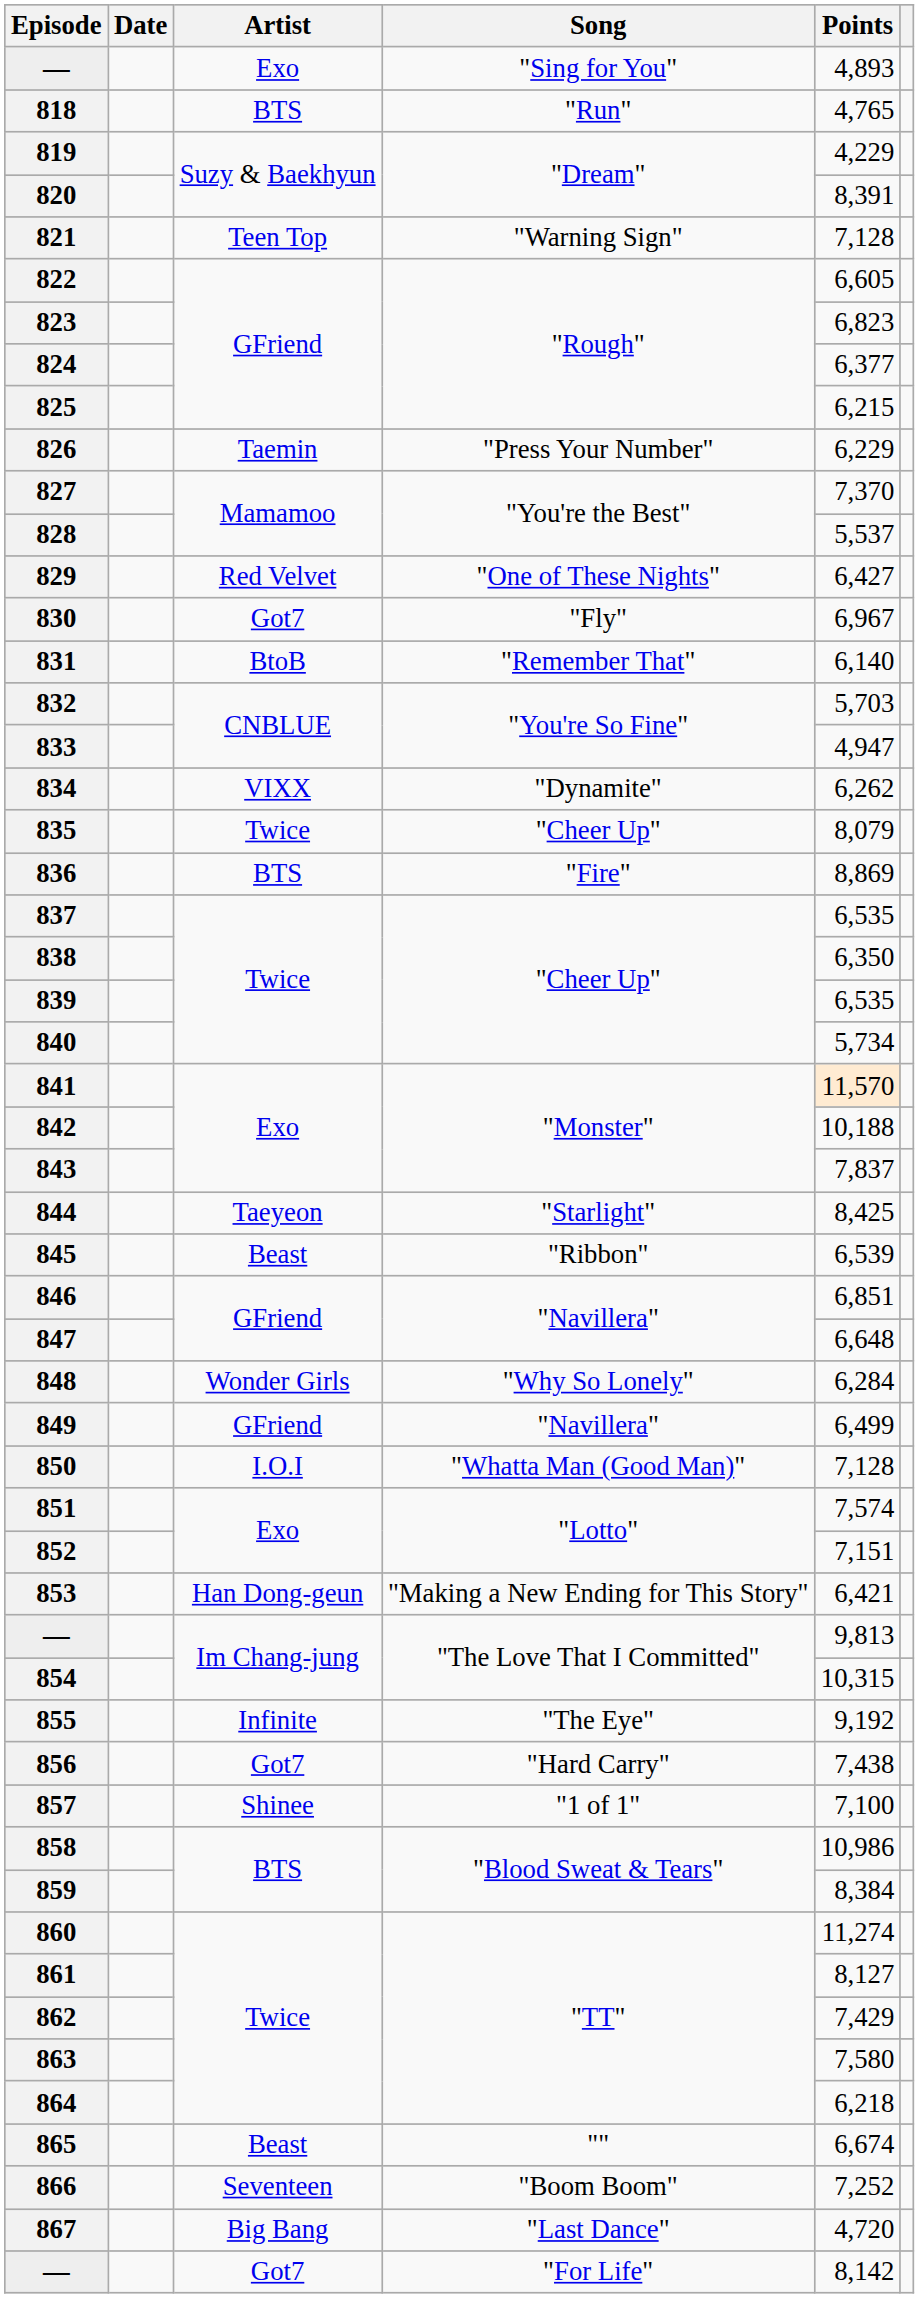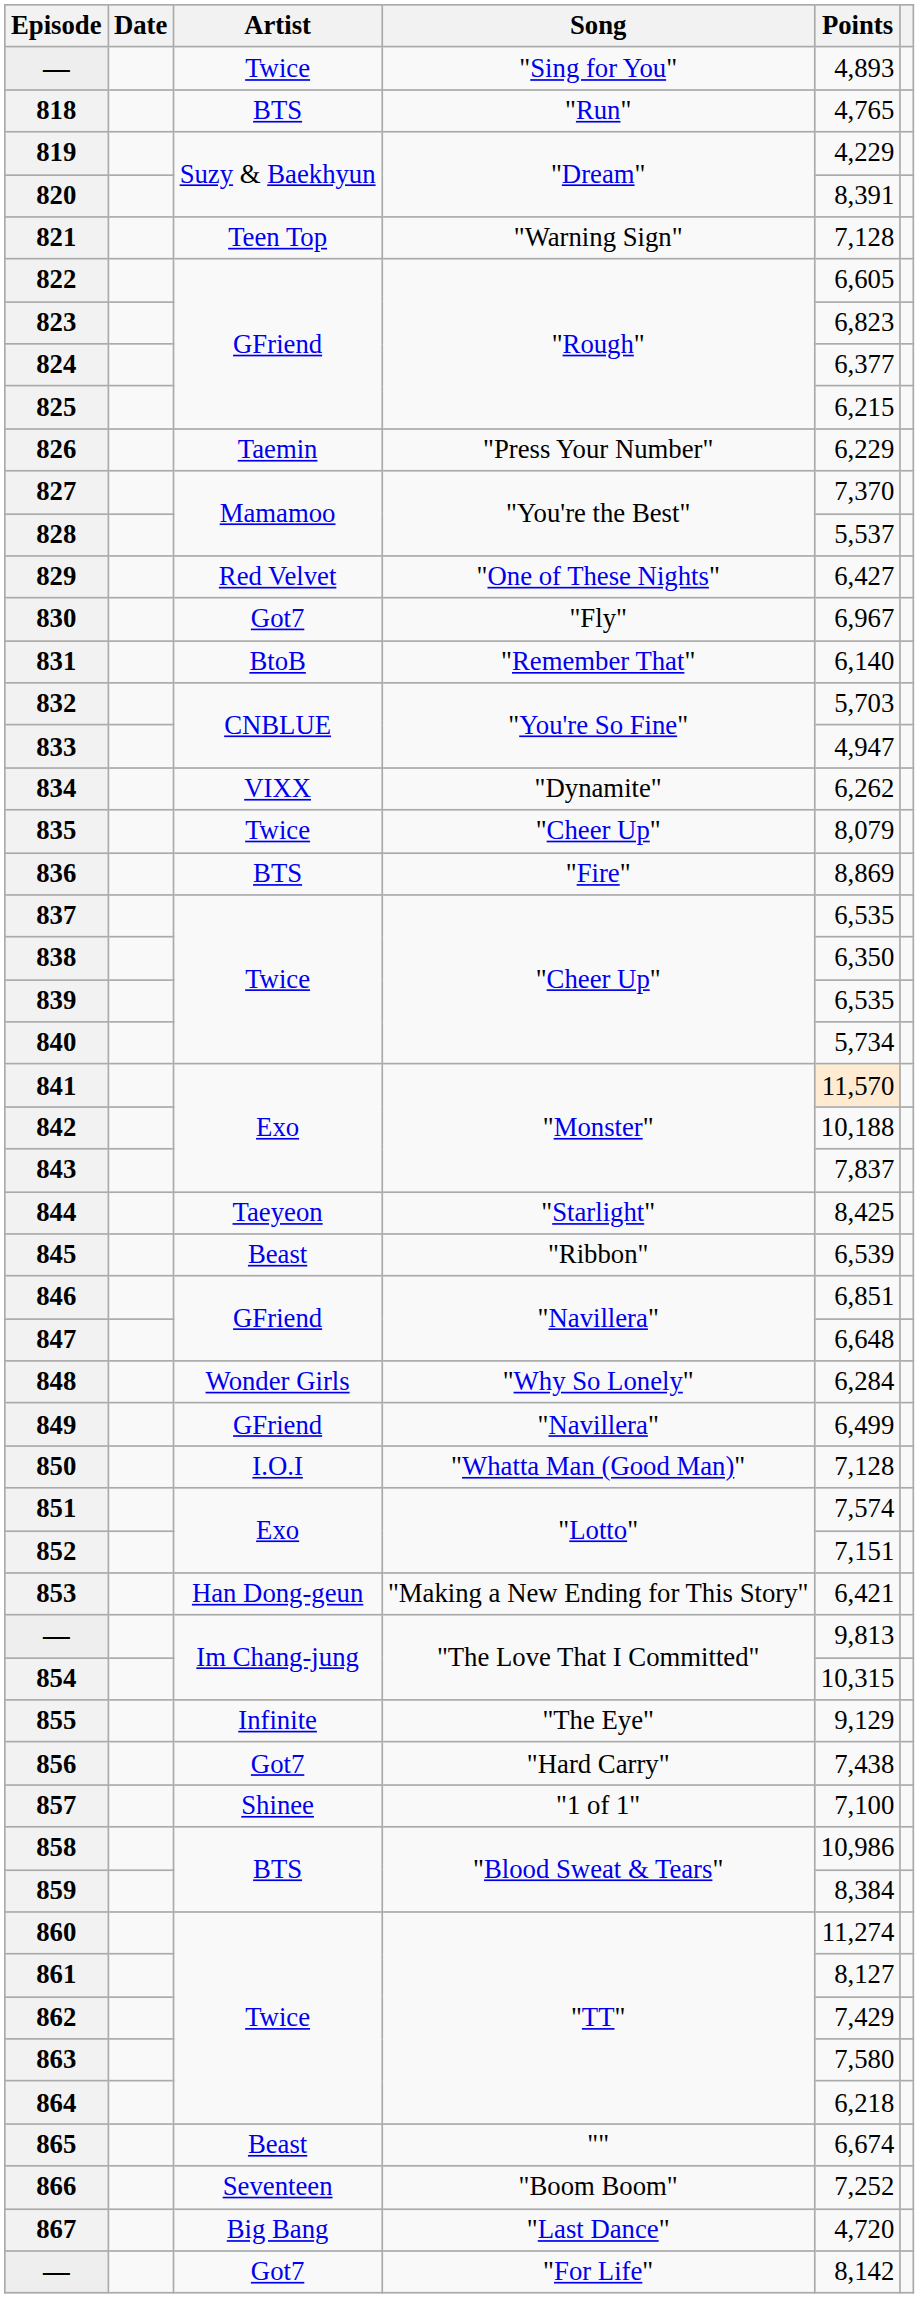(278, 68) Exo -> (278, 68) Twice
(864, 1720) 9,192 -> (864, 1720) 9,129
